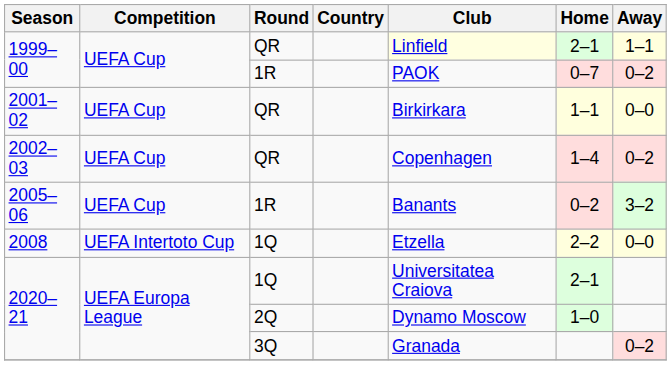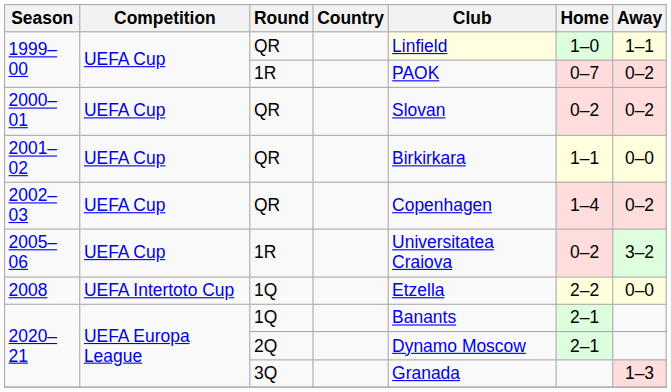(585, 45) 2–1 -> (585, 45) 1–0
+ row: (33, 111)
(424, 205) Banants -> (443, 252) Universitatea Craiova
(443, 280) Universitatea Craiova -> (424, 318) Banants
(585, 318) 1–0 -> (585, 345) 2–1
(640, 345) 0–2 -> (640, 373) 1–3
